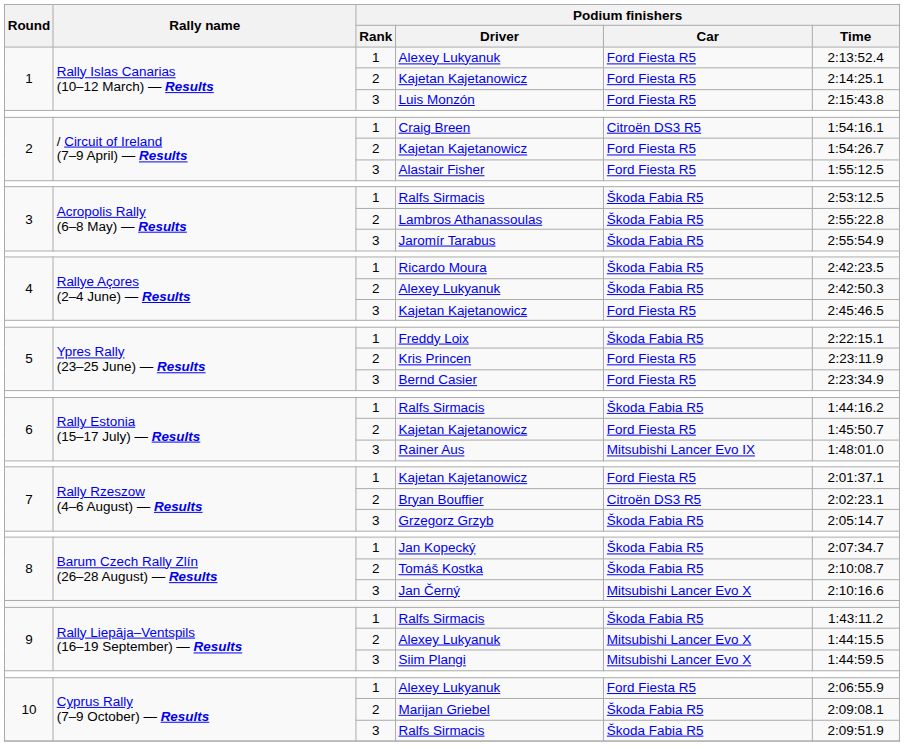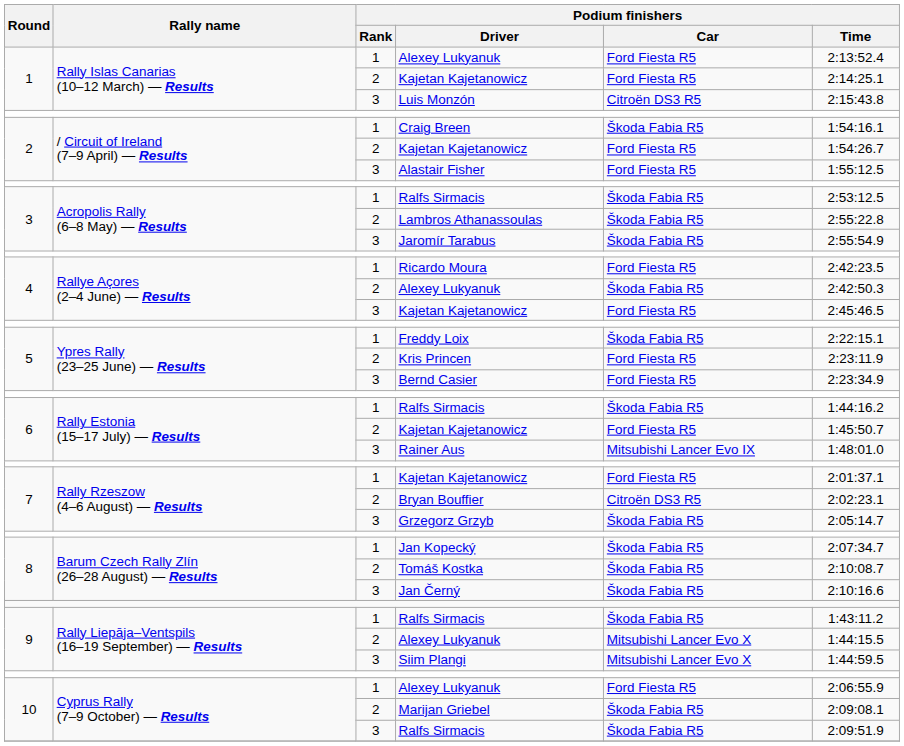(651, 100) Ford Fiesta R5 -> (654, 100) Citroën DS3 R5
(654, 127) Citroën DS3 R5 -> (655, 127) Škoda Fabia R5
(655, 267) Škoda Fabia R5 -> (651, 267) Ford Fiesta R5
(679, 590) Mitsubishi Lancer Evo X -> (655, 590) Škoda Fabia R5
